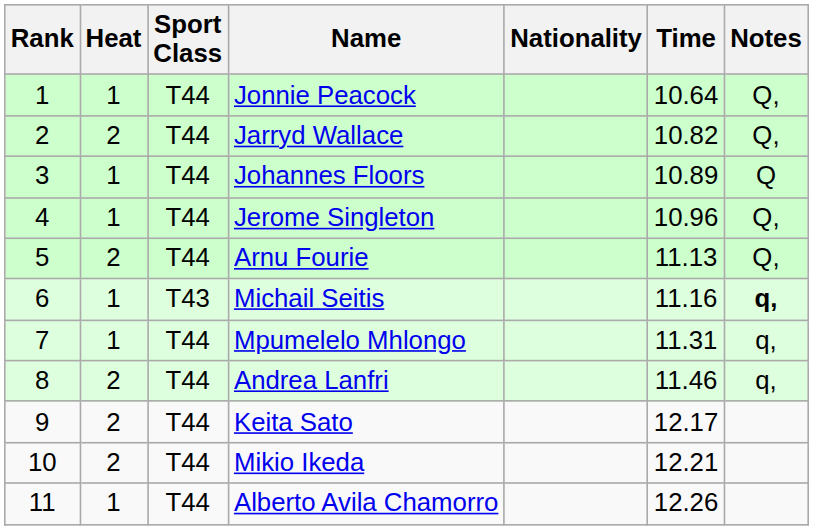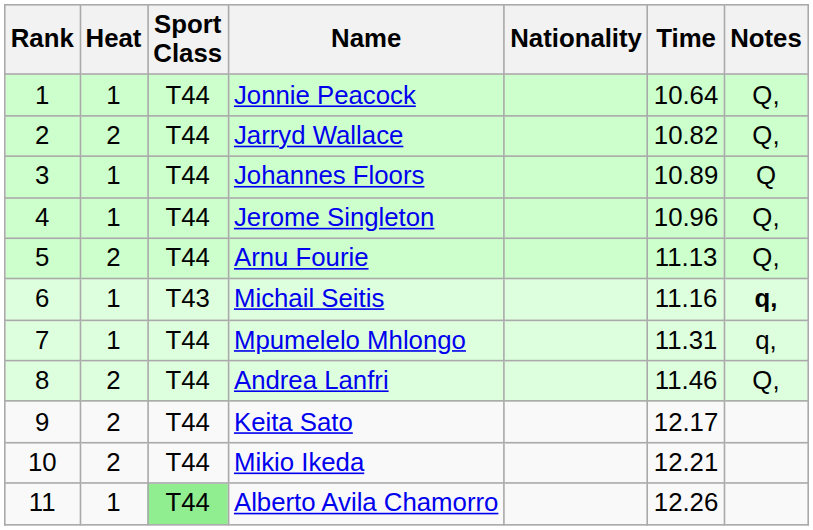(766, 380) q, -> (766, 380) Q,
(188, 503) no background -> (188, 503) lightgreen background
